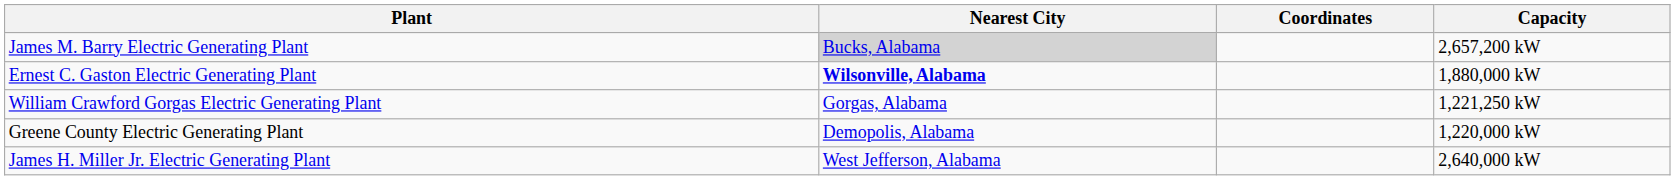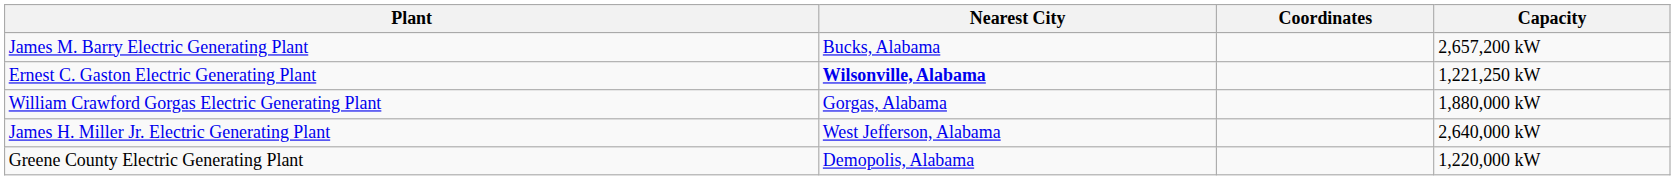(882, 47) lightgrey background -> (882, 47) no background
(1489, 75) 1,880,000 kW -> (1489, 75) 1,221,250 kW
(1489, 103) 1,221,250 kW -> (1489, 103) 1,880,000 kW
rows swapped: (156, 132) <-> (169, 160)
